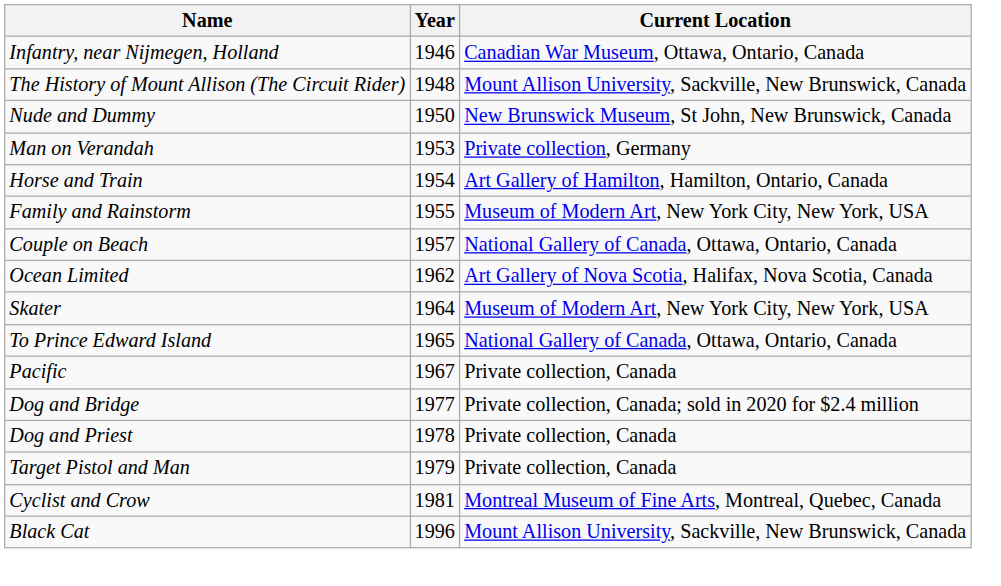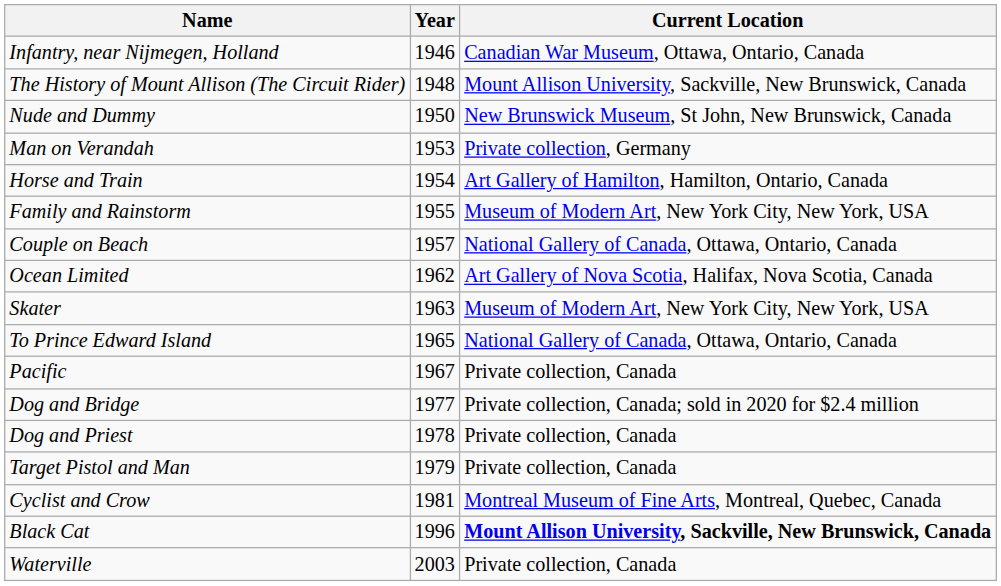(435, 308) 1964 -> (435, 308) 1963
(715, 532) normal -> (728, 532) bold
+ row: (50, 564)
